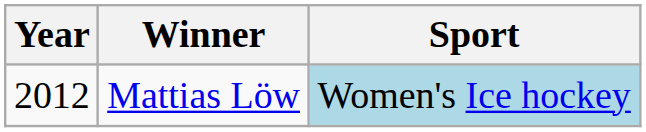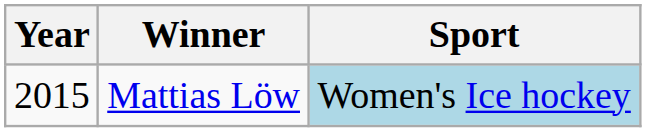(52, 94) 2012 -> (52, 94) 2015
